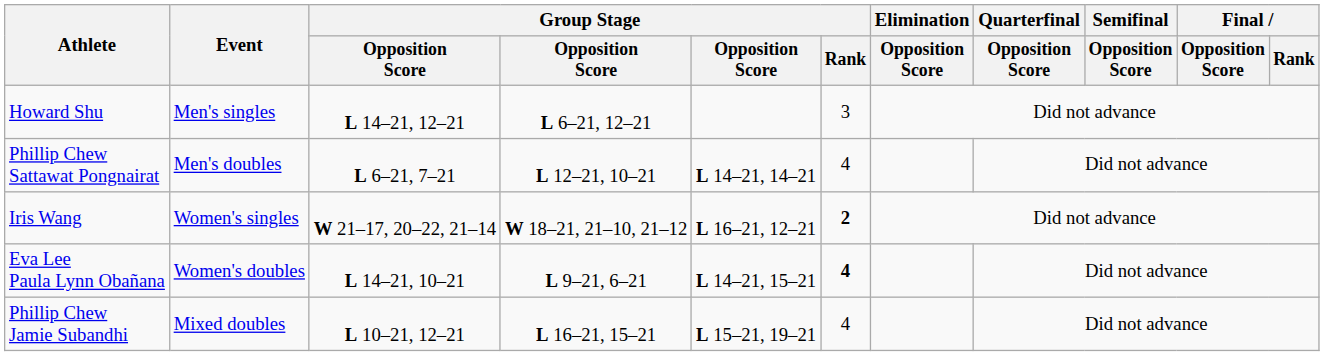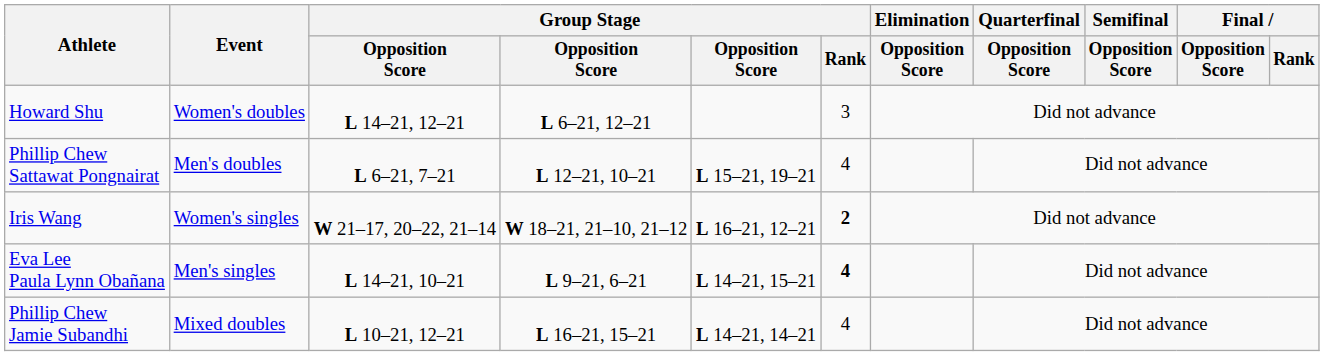(224, 112) Men's singles -> (239, 112) Women's doubles
(756, 176) L 14–21, 14–21 -> (756, 176) L 15–21, 19–21
(239, 271) Women's doubles -> (224, 271) Men's singles
(756, 335) L 15–21, 19–21 -> (756, 335) L 14–21, 14–21
